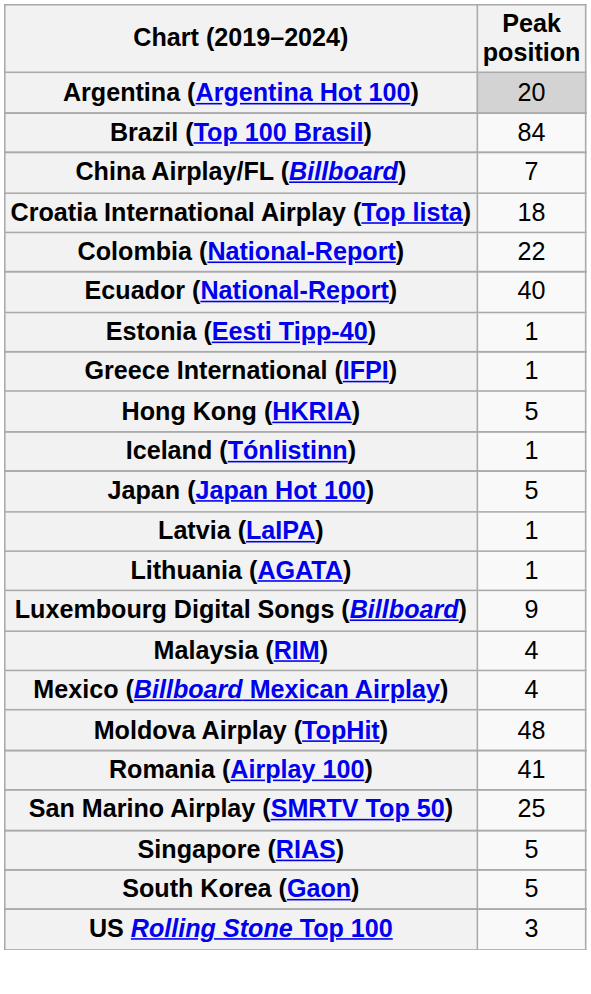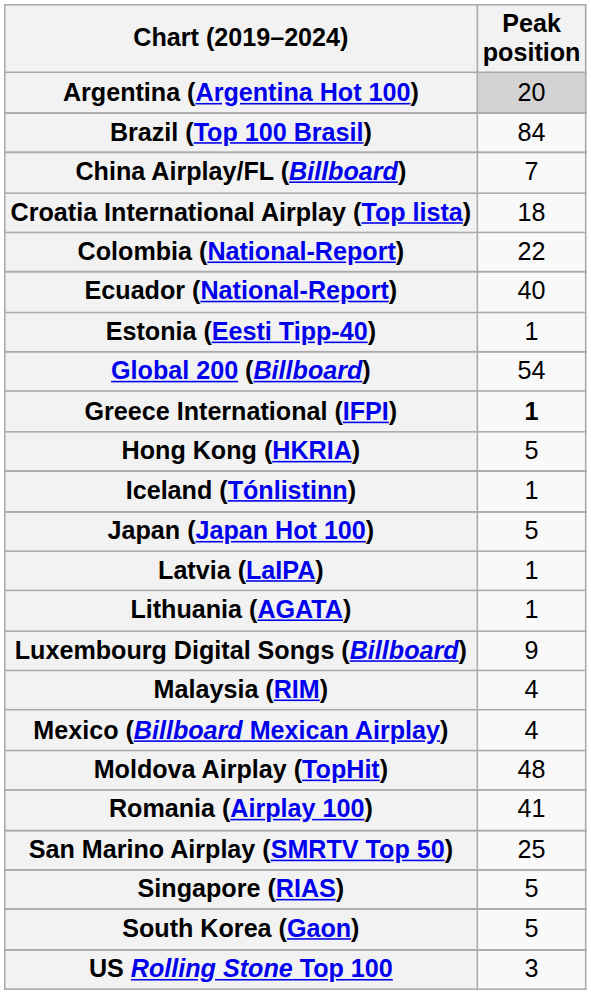+ row: (241, 371)
(532, 371) normal -> (532, 411) bold
